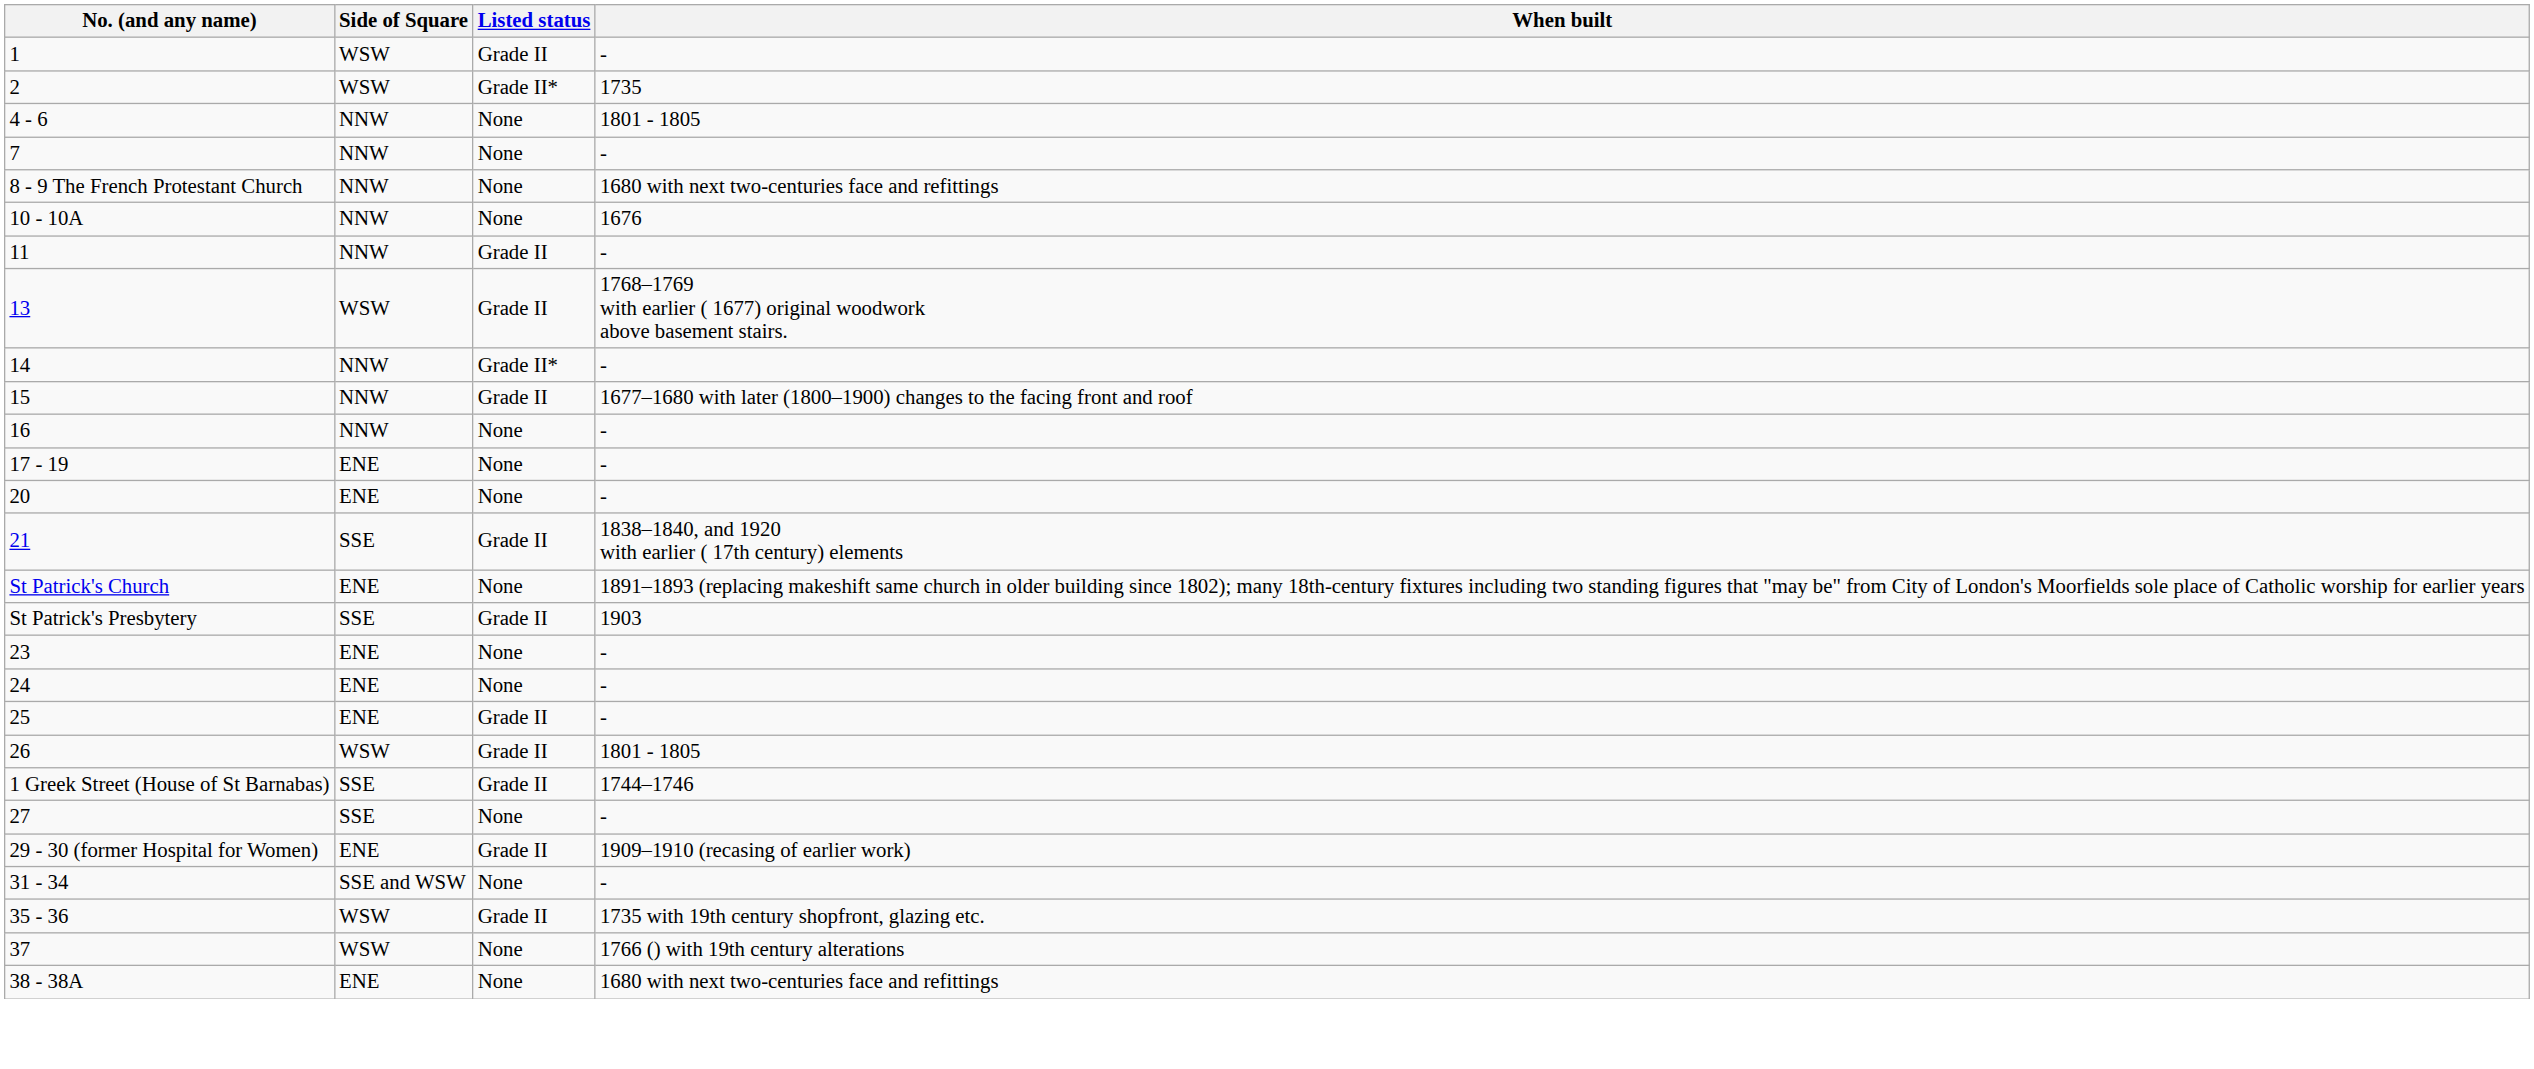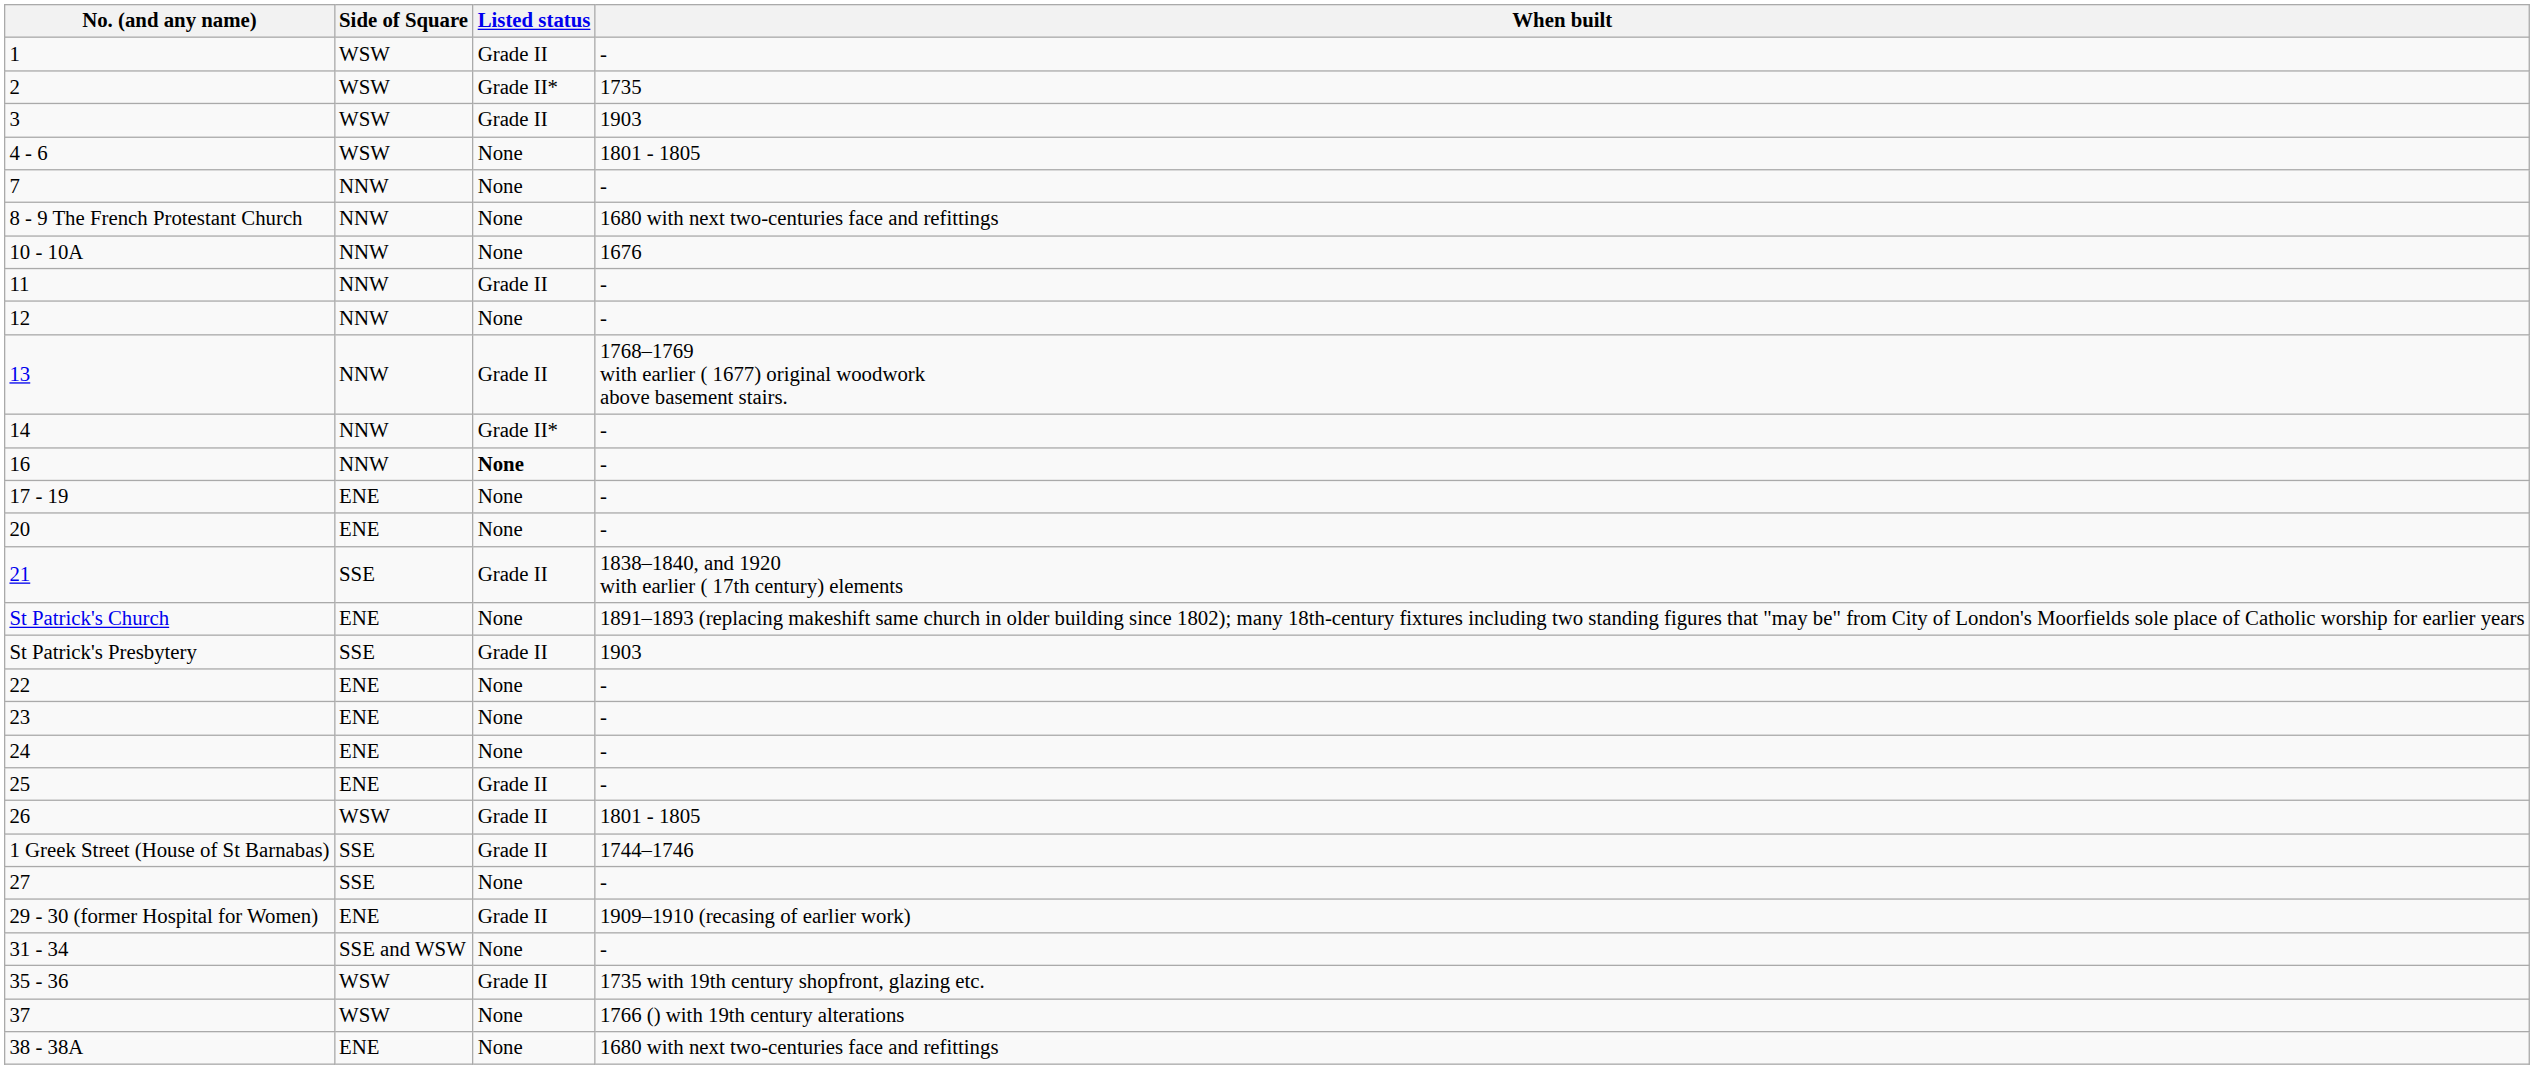+ row: (15, 119)
(364, 119) NNW -> (364, 152) WSW
+ row: (20, 317)
(364, 308) WSW -> (364, 374) NNW
- row: (20, 397)
(500, 430) normal -> (501, 463) bold
+ row: (20, 684)
